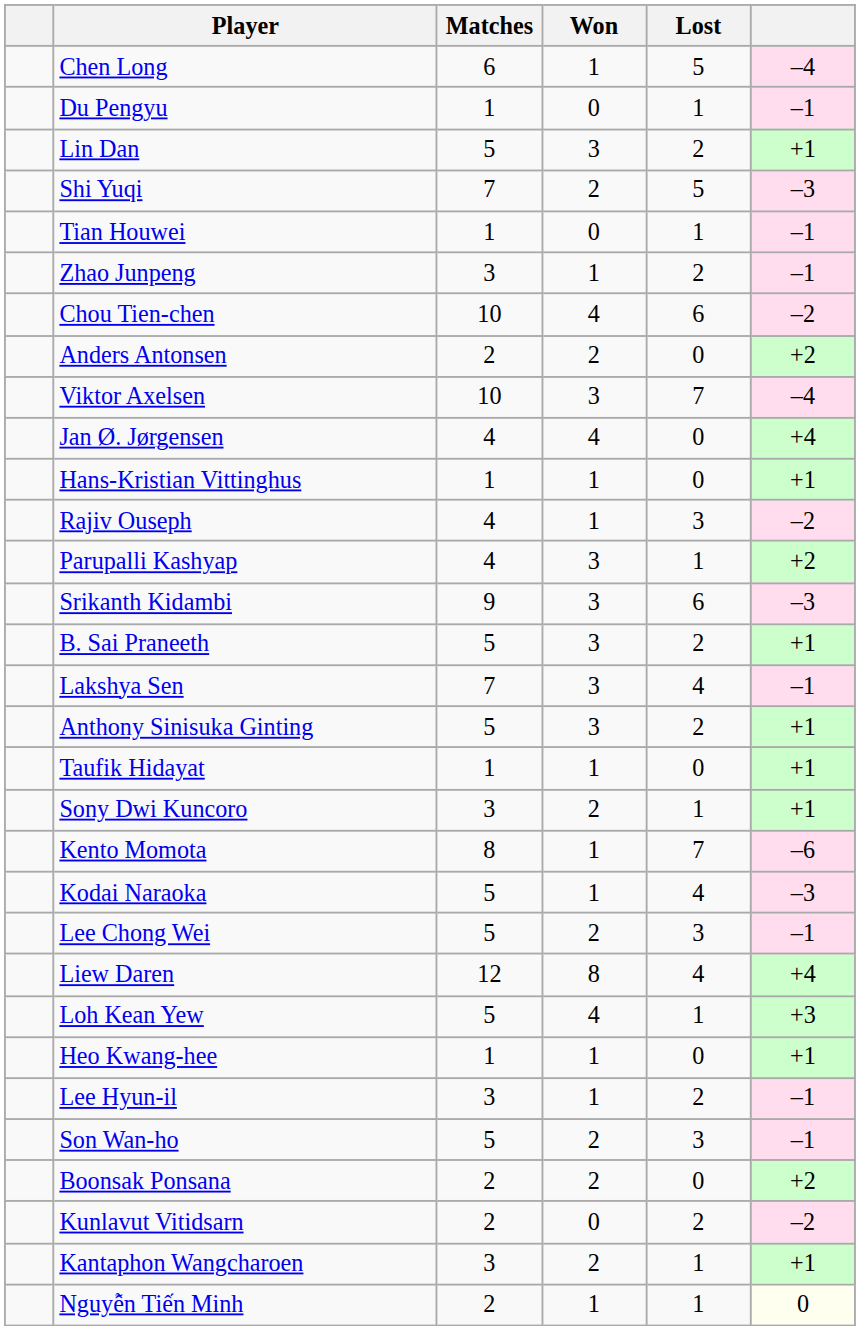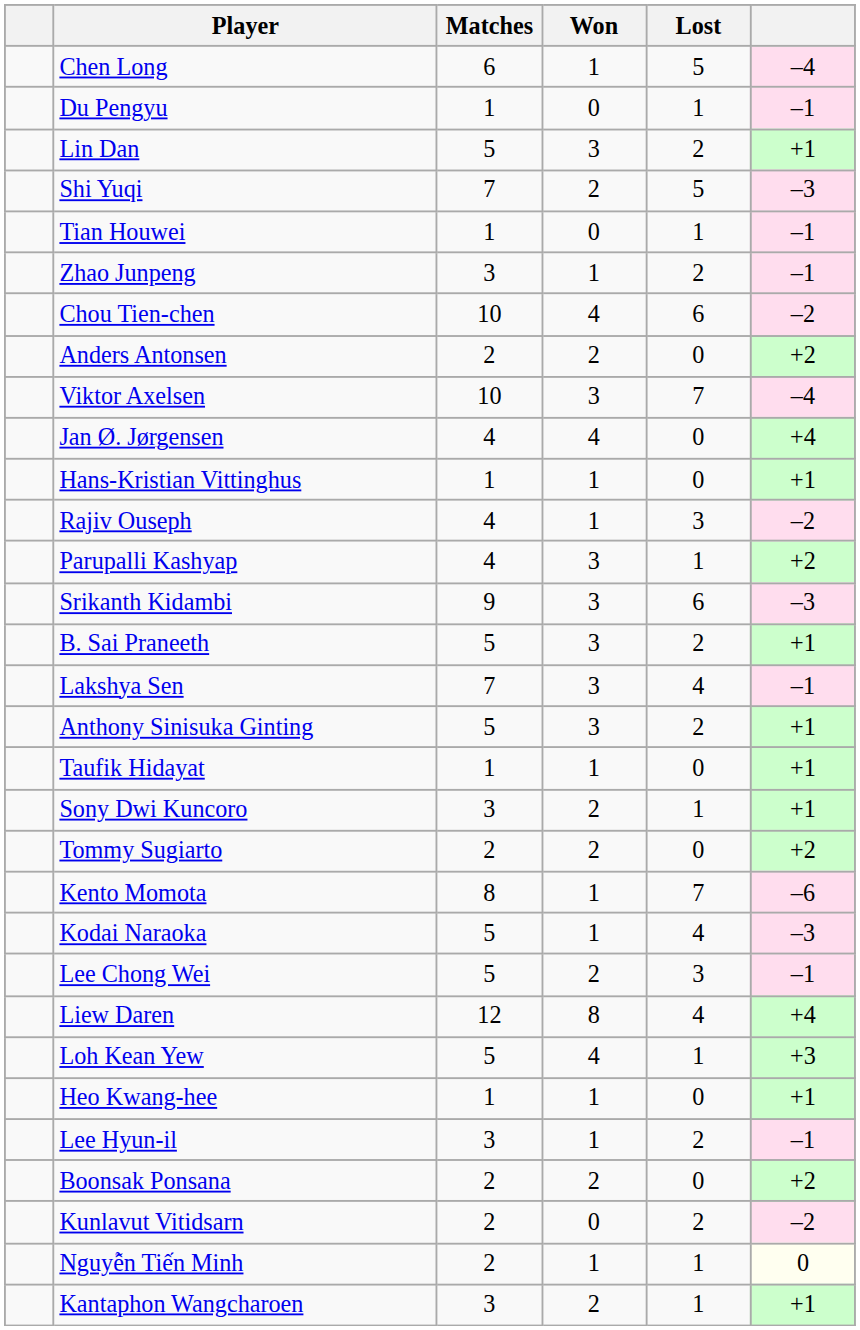+ row: (141, 850)
- row: (119, 1139)
rows swapped: (181, 1263) <-> (151, 1304)
